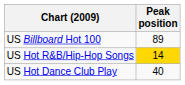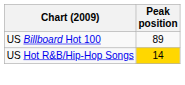- row: (62, 71)
